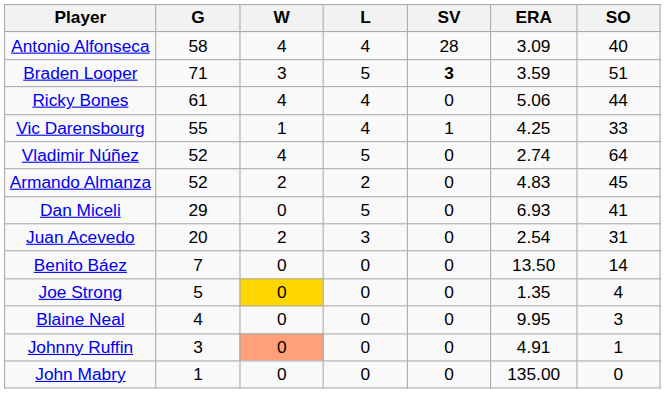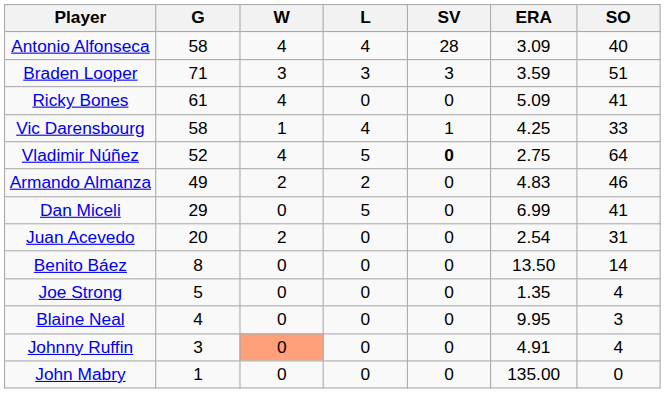(365, 73) 5 -> (365, 73) 3
(449, 73) bold -> (449, 73) normal
(365, 100) 4 -> (365, 100) 0
(534, 100) 5.06 -> (534, 100) 5.09
(618, 100) 44 -> (618, 100) 41
(198, 127) 55 -> (198, 127) 58
(449, 155) normal -> (449, 155) bold
(534, 155) 2.74 -> (534, 155) 2.75
(198, 182) 52 -> (198, 182) 49
(618, 182) 45 -> (618, 182) 46
(534, 210) 6.93 -> (534, 210) 6.99
(365, 237) 3 -> (365, 237) 0
(198, 264) 7 -> (198, 264) 8
(282, 292) gold background -> (282, 292) no background
(618, 347) 1 -> (618, 347) 4
